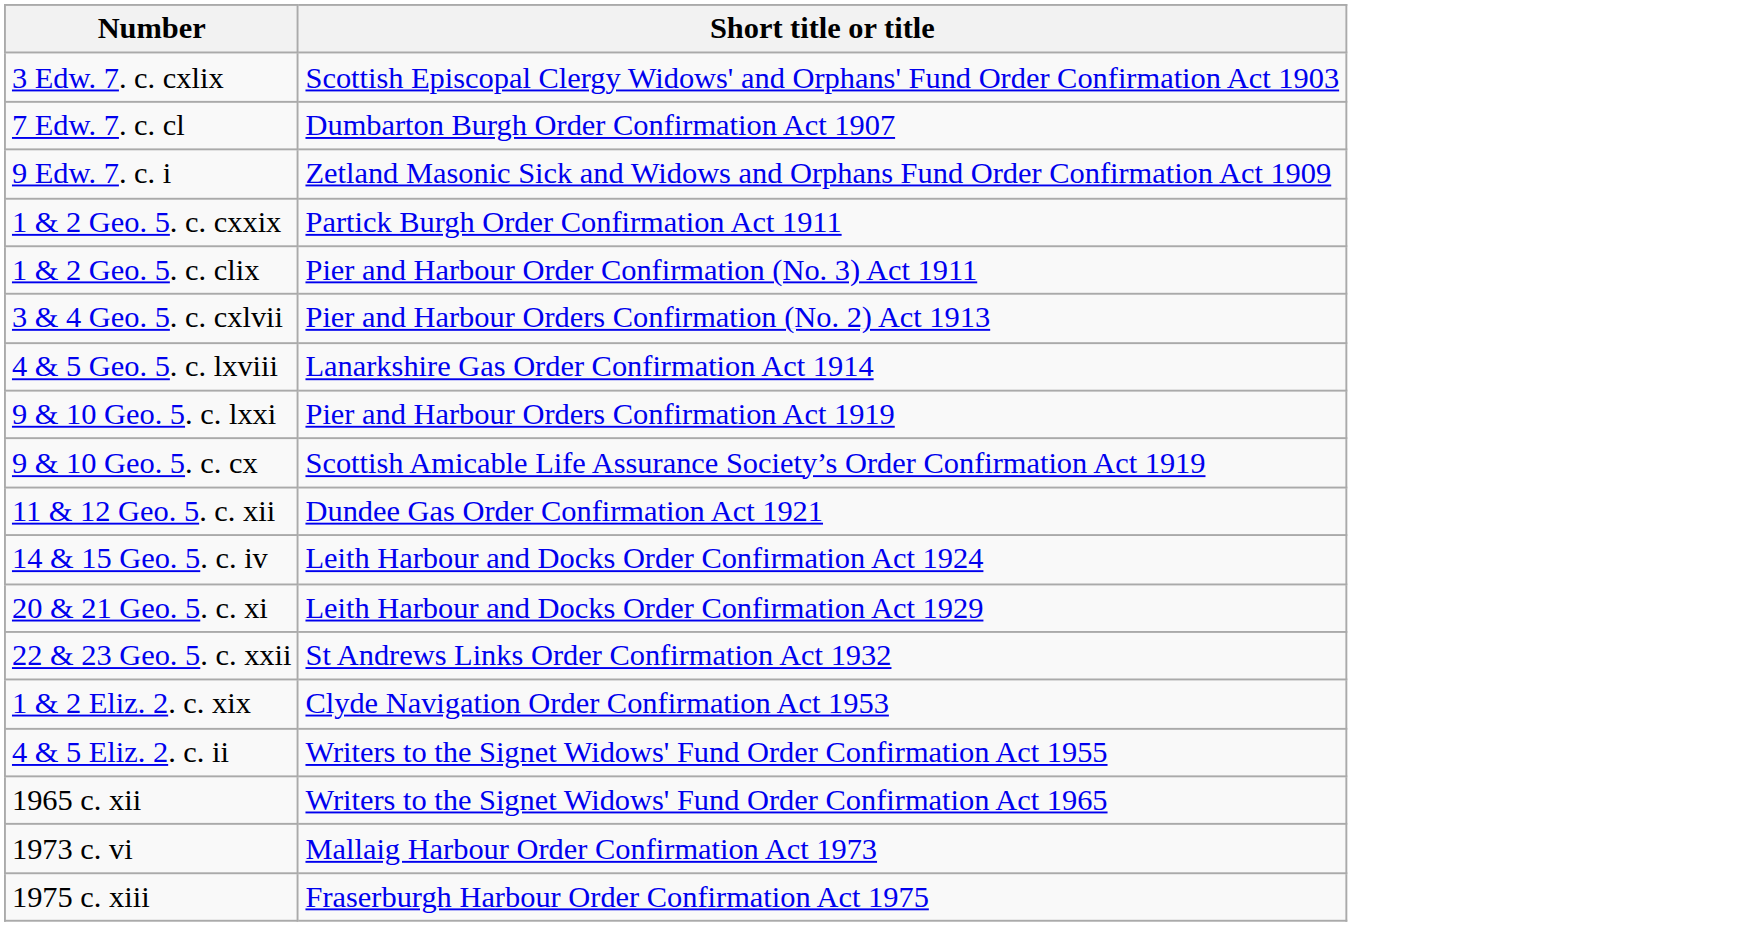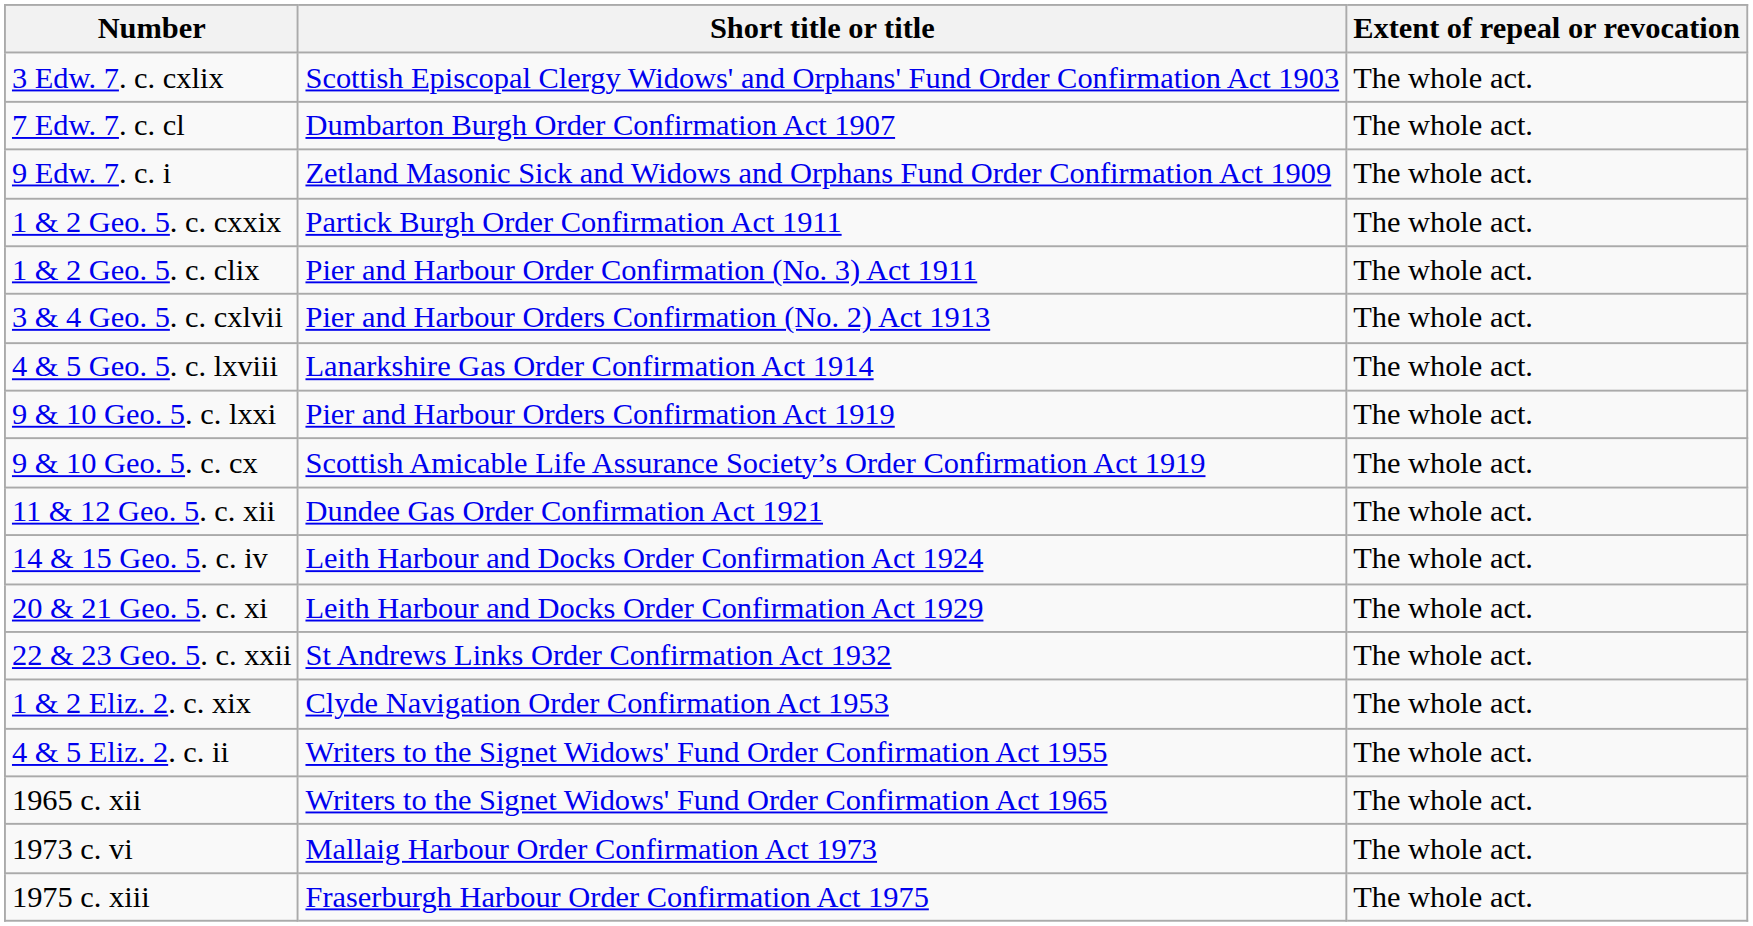+ column: (1546, 28)
